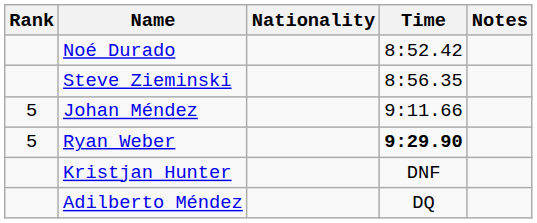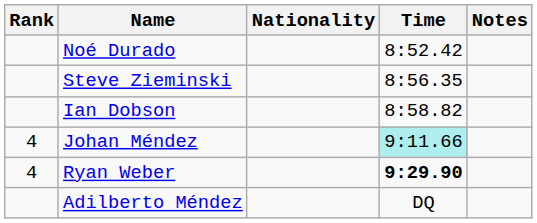+ row: (119, 112)
(32, 112) 5 -> (32, 142) 4
(424, 112) no background -> (424, 142) paleturquoise background
(32, 142) 5 -> (32, 173) 4
- row: (147, 173)
